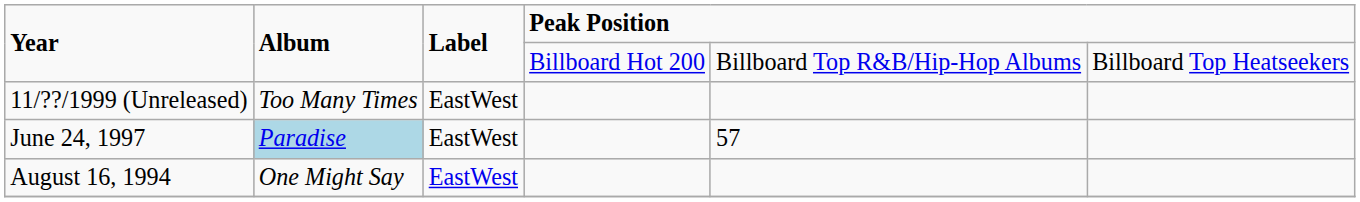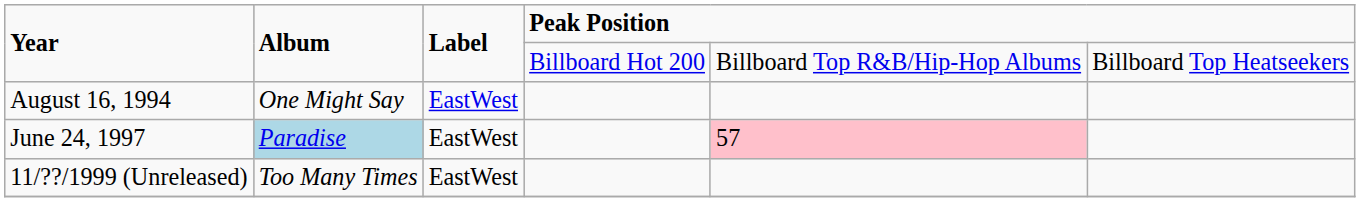rows swapped: (91, 176) <-> (129, 100)
(728, 138) no background -> (728, 138) pink background
